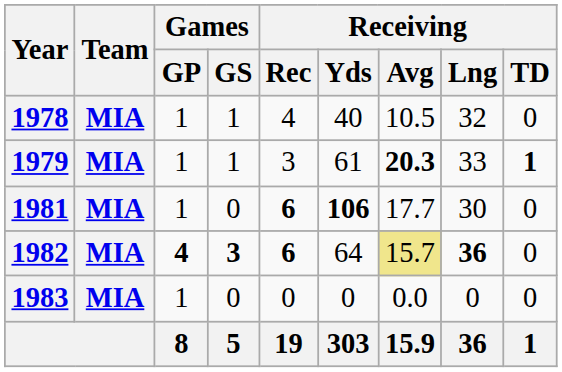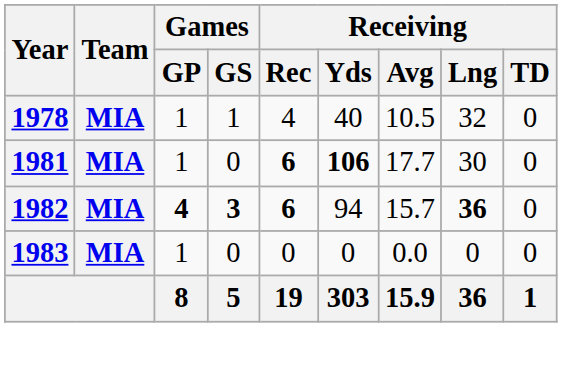- row: (40, 162)
(348, 252) 64 -> (348, 207) 94
(410, 252) khaki background -> (410, 207) no background
